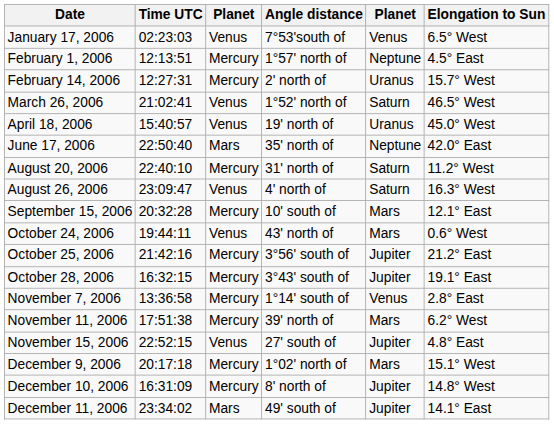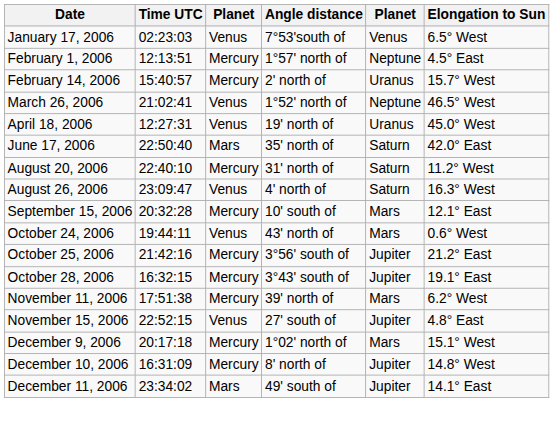(165, 80) 12:27:31 -> (165, 80) 15:40:57
(389, 102) Saturn -> (395, 102) Neptune
(165, 124) 15:40:57 -> (165, 124) 12:27:31
(395, 146) Neptune -> (389, 146) Saturn
- row: (64, 299)
